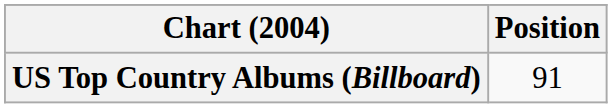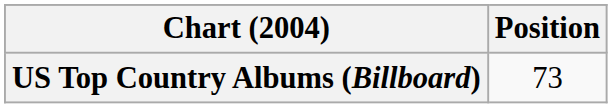(547, 77) 91 -> (547, 77) 73
